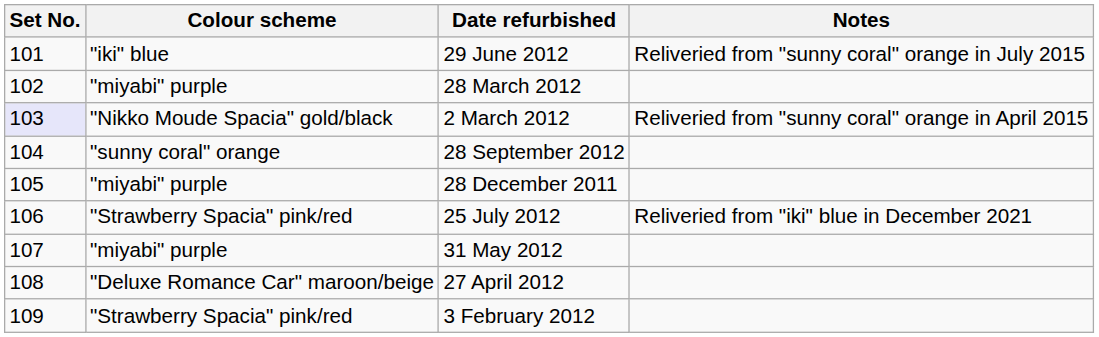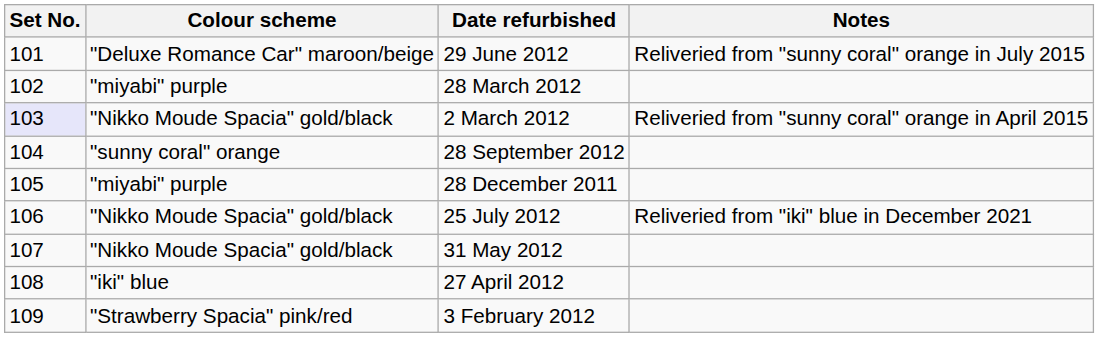(129, 53) "iki" blue -> (262, 53) "Deluxe Romance Car" maroon/beige
(221, 217) "Strawberry Spacia" pink/red -> (241, 217) "Nikko Moude Spacia" gold/black
(159, 250) "miyabi" purple -> (241, 250) "Nikko Moude Spacia" gold/black
(262, 282) "Deluxe Romance Car" maroon/beige -> (129, 282) "iki" blue
